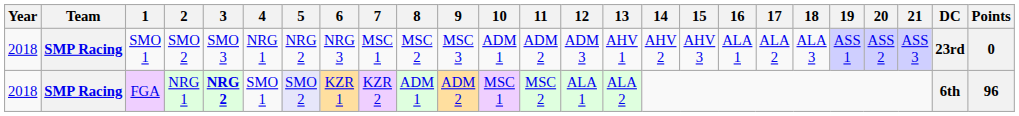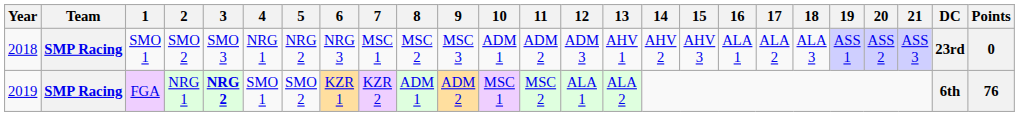(23, 90) 2018 -> (23, 90) 2019
(301, 90) lavender background -> (301, 90) no background
(991, 90) 96 -> (991, 90) 76
